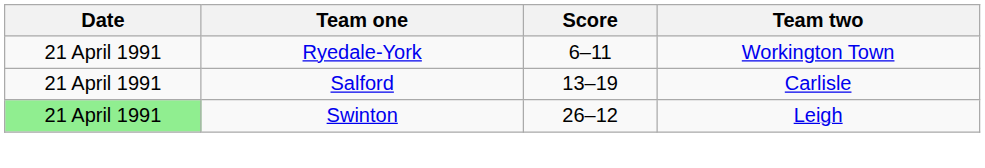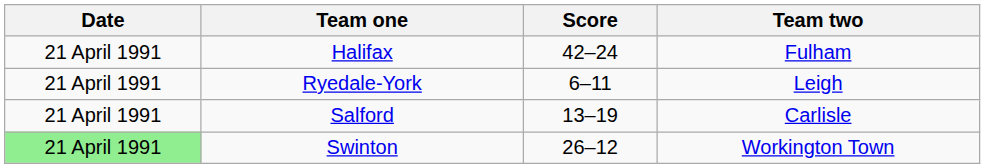+ row: (362, 52)
(818, 52) Workington Town -> (818, 83) Leigh
(818, 115) Leigh -> (818, 147) Workington Town
